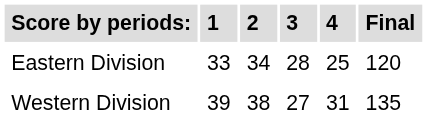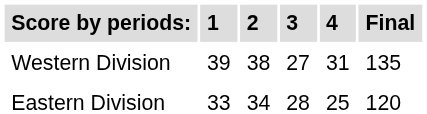rows swapped: (88, 63) <-> (91, 102)
